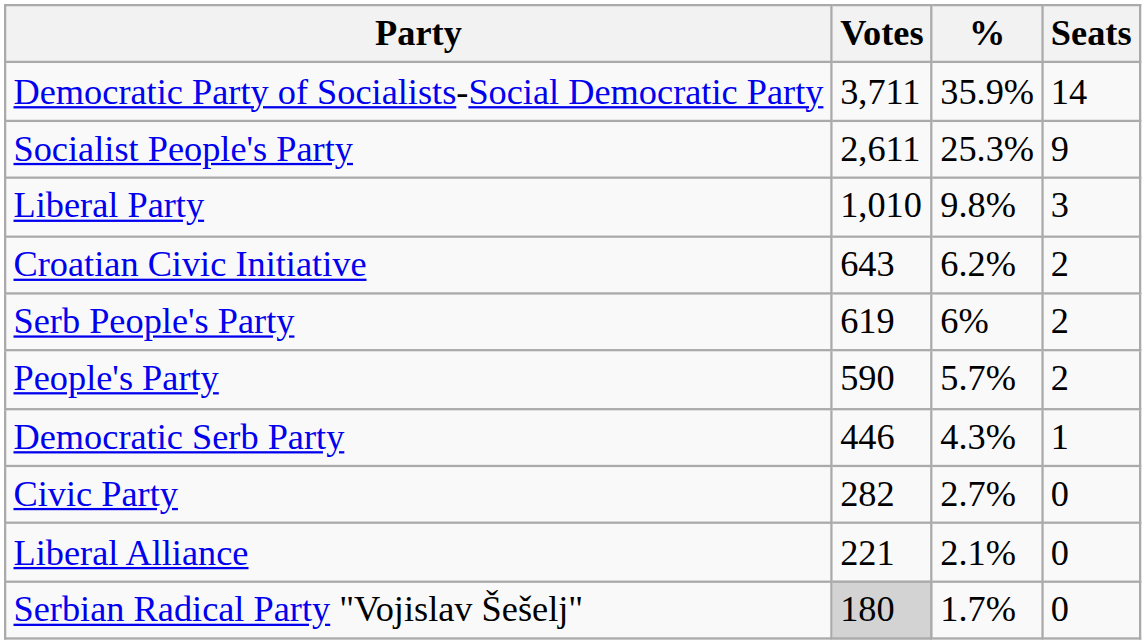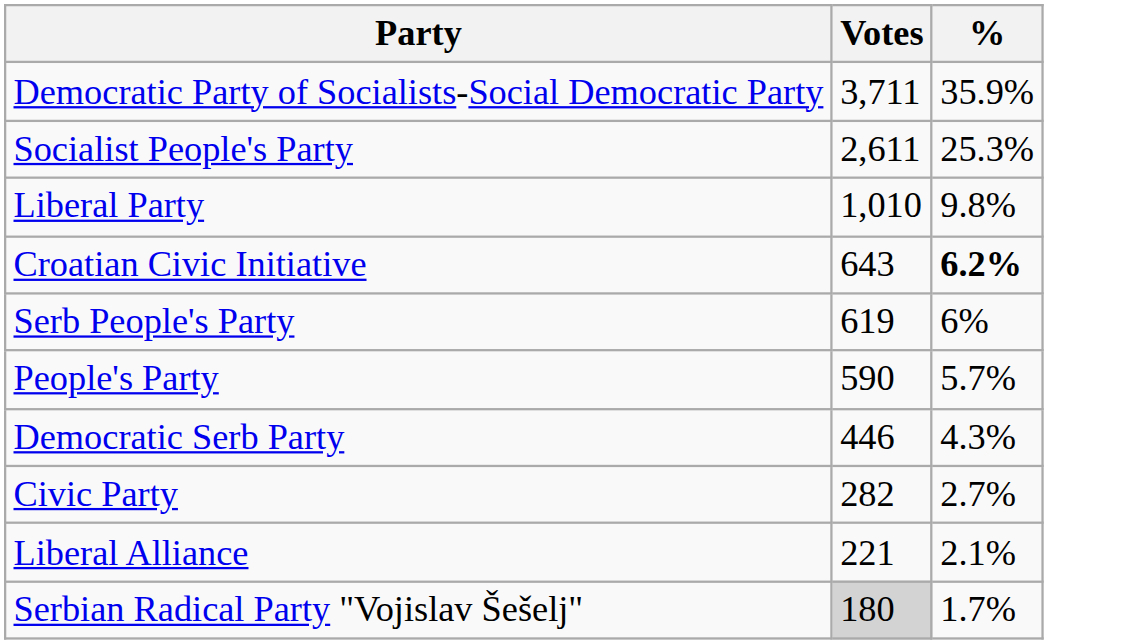- column: (1091, 33)
(978, 263) normal -> (981, 263) bold
